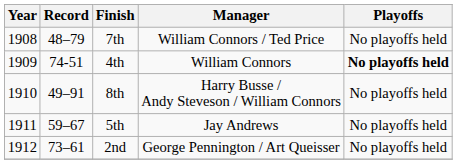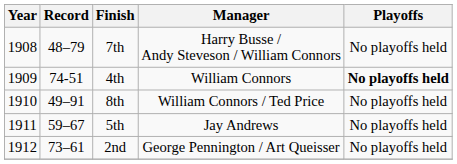(241, 39) William Connors / Ted Price -> (241, 47) Harry Busse / Andy Steveson / William Connors
(241, 93) Harry Busse / Andy Steveson / William Connors -> (241, 101) William Connors / Ted Price
